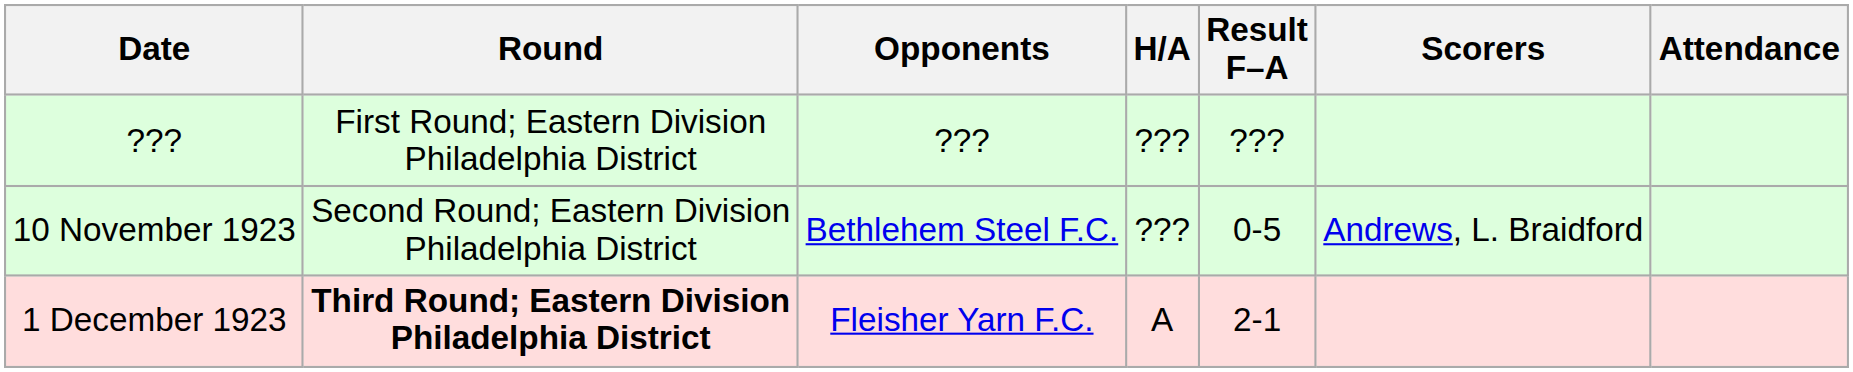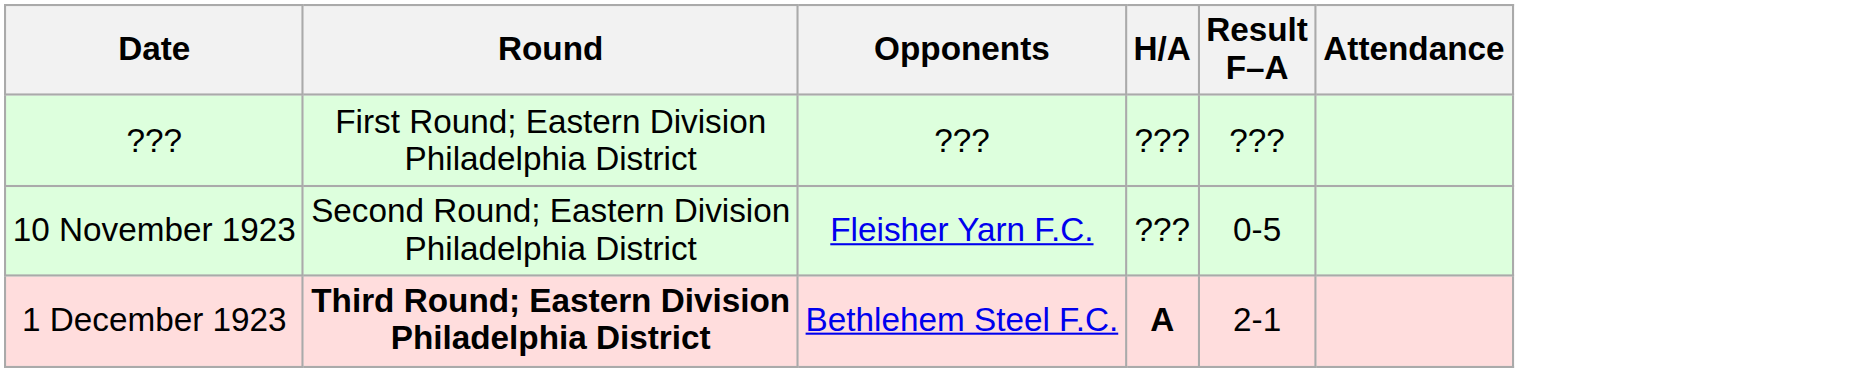- column: (1483, 49)
(962, 230) Bethlehem Steel F.C. -> (962, 230) Fleisher Yarn F.C.
(962, 320) Fleisher Yarn F.C. -> (962, 320) Bethlehem Steel F.C.
(1162, 320) normal -> (1162, 320) bold
